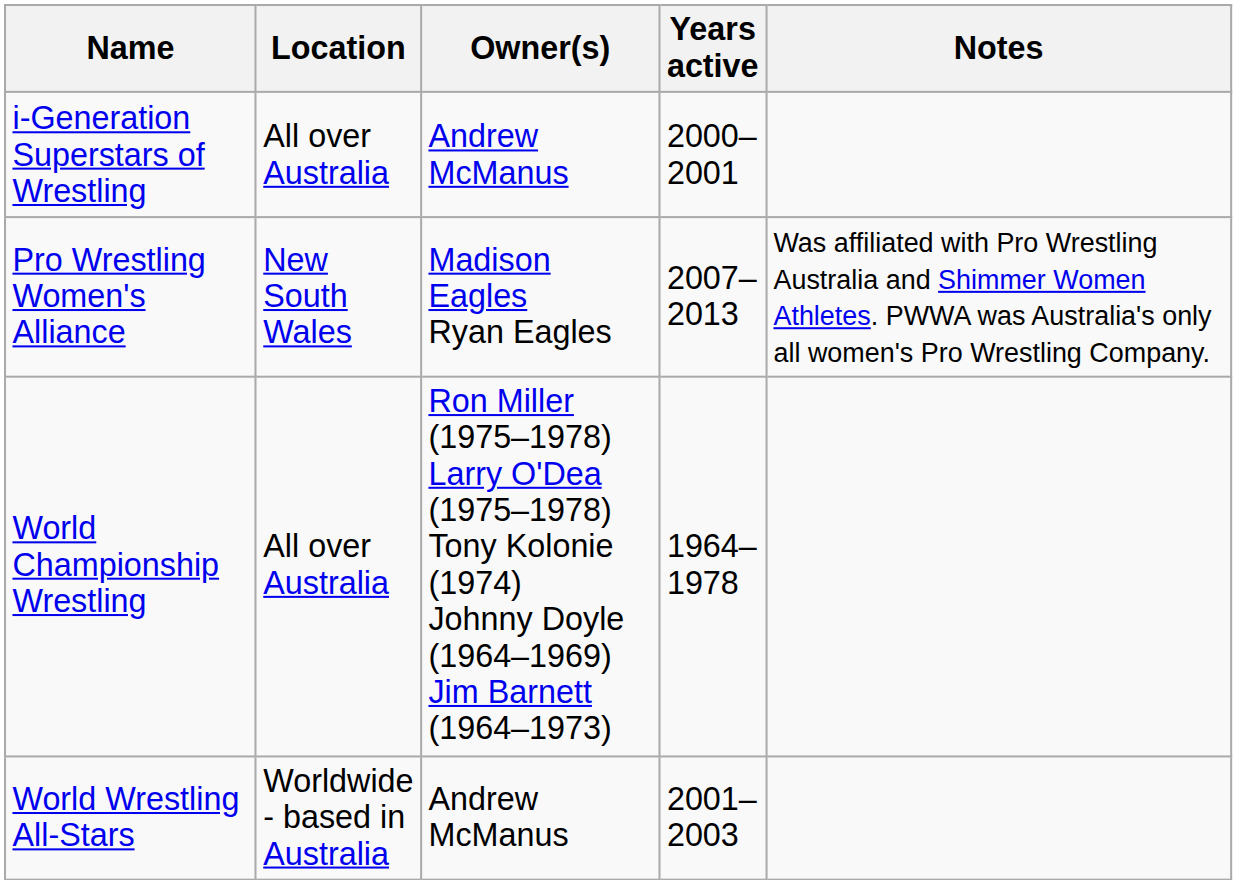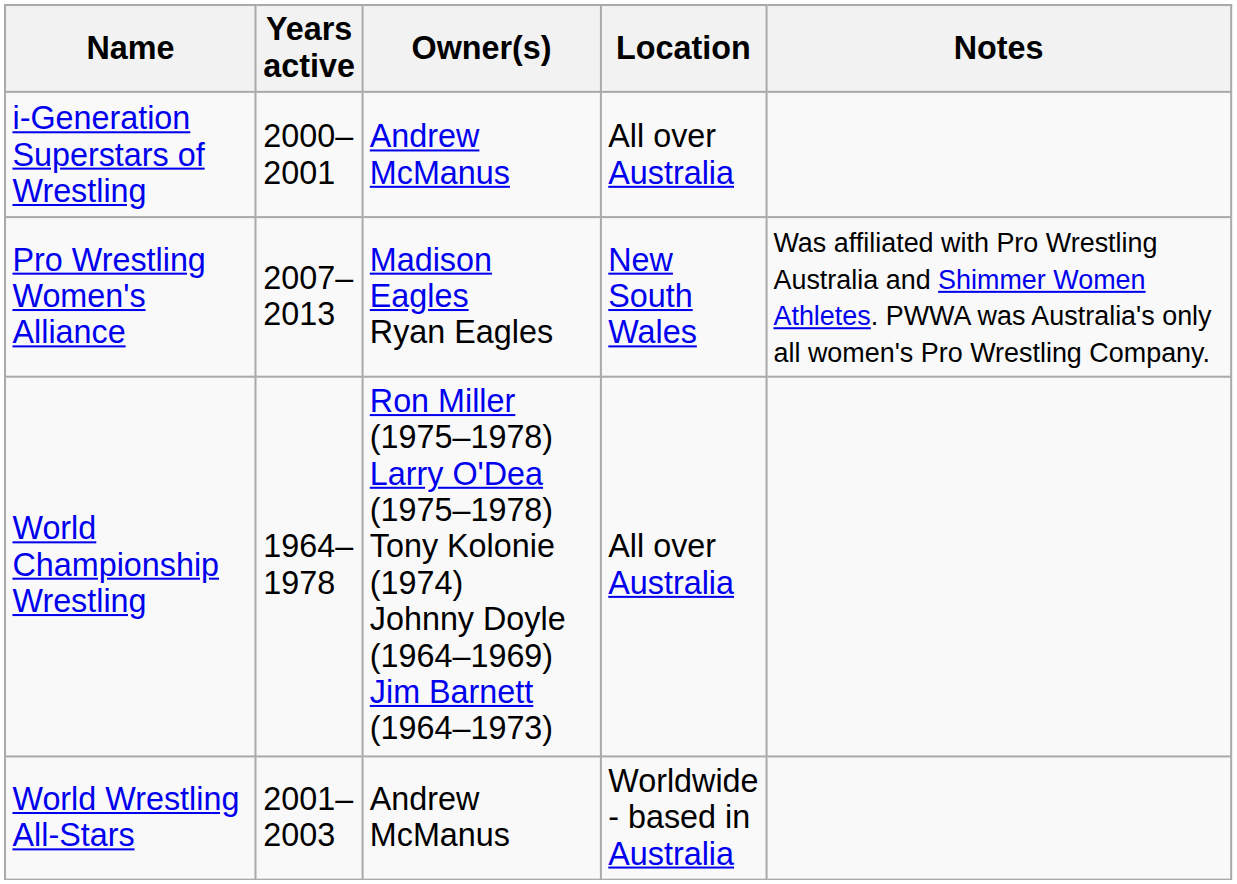columns swapped: (338, 48) <-> (713, 48)
